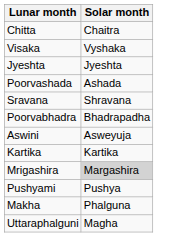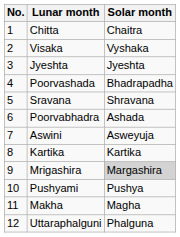+ column: (16, 13)
(103, 83) Ashada -> (140, 83) Bhadrapadha
(117, 118) Bhadrapadha -> (125, 118) Ashada
(107, 205) Phalguna -> (124, 205) Magha
(101, 223) Magha -> (130, 223) Phalguna
